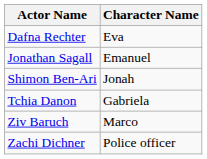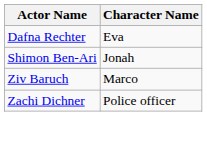- row: (50, 57)
- row: (42, 100)
